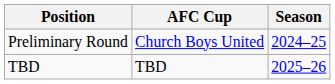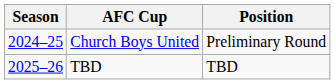columns swapped: (299, 16) <-> (68, 16)
